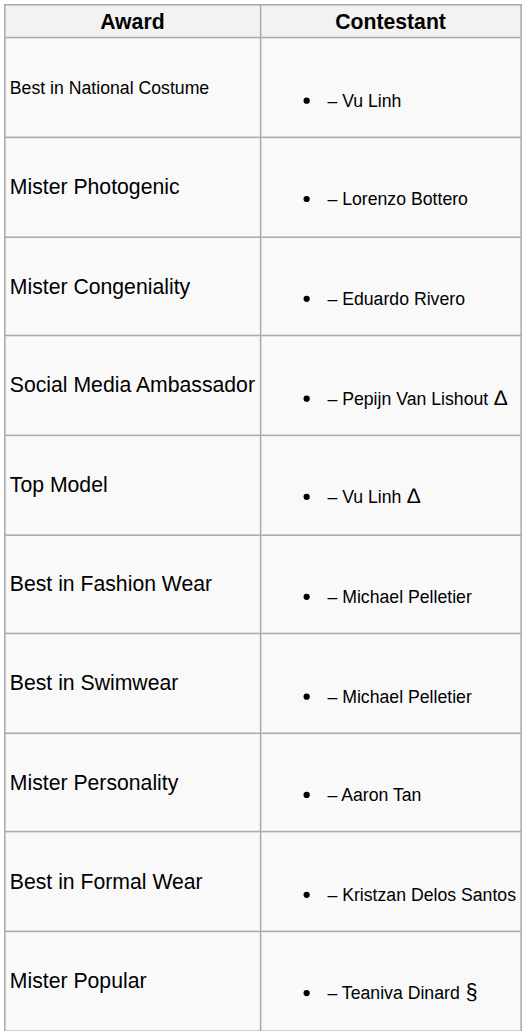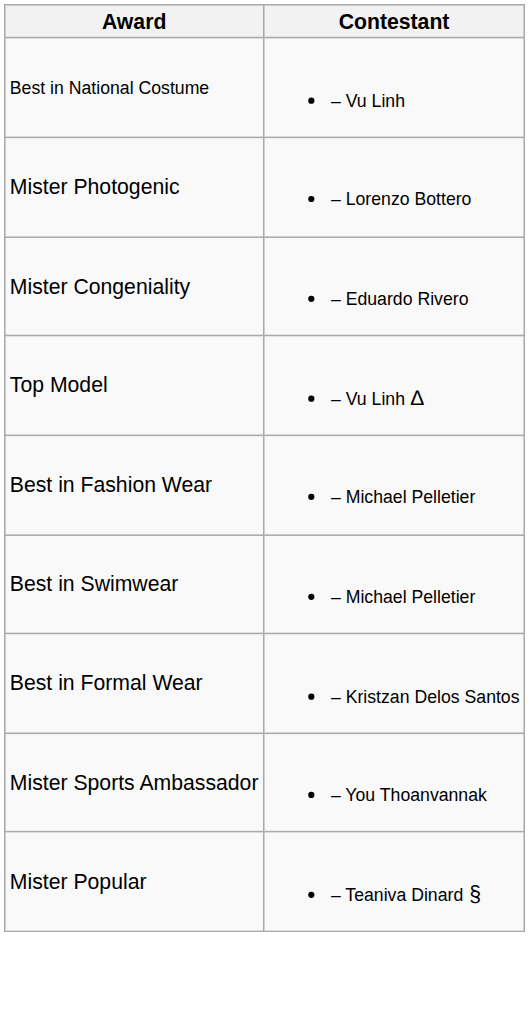- row: (132, 385)
- row: (94, 782)
+ row: (134, 782)
